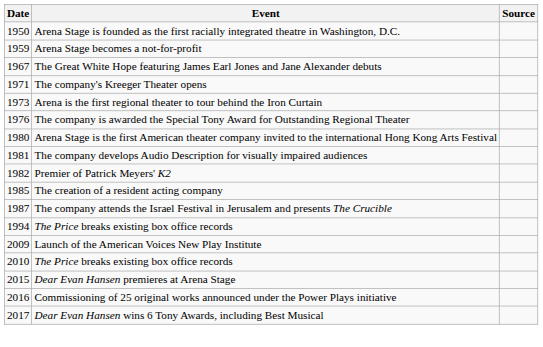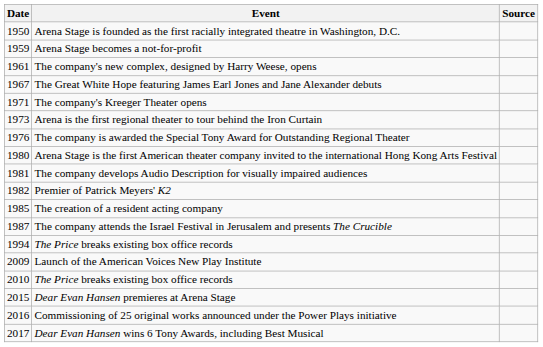+ row: (18, 66)
